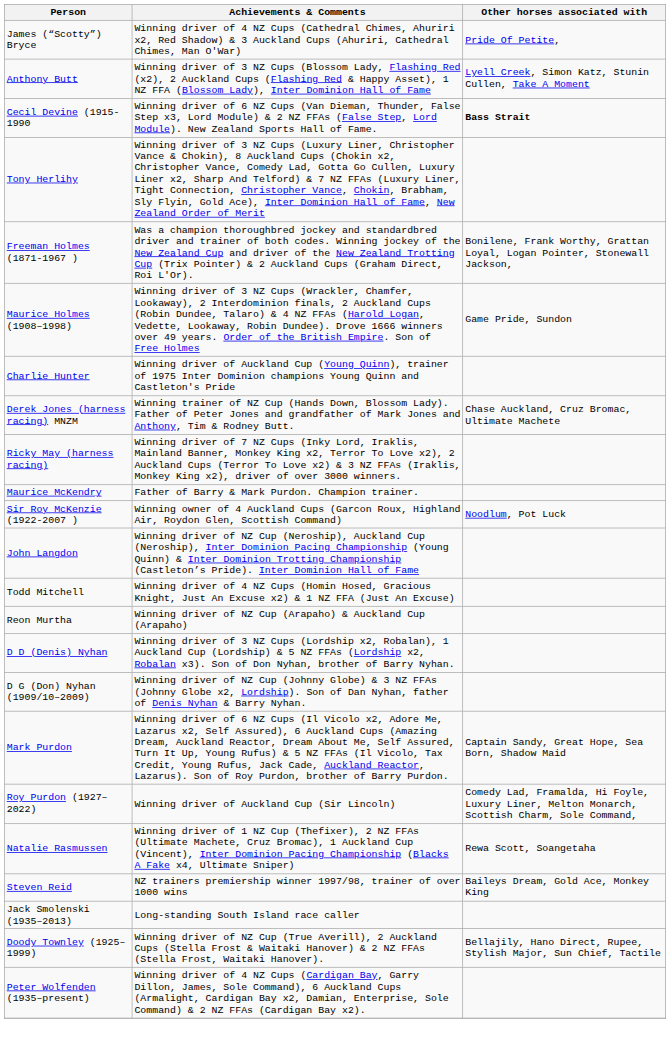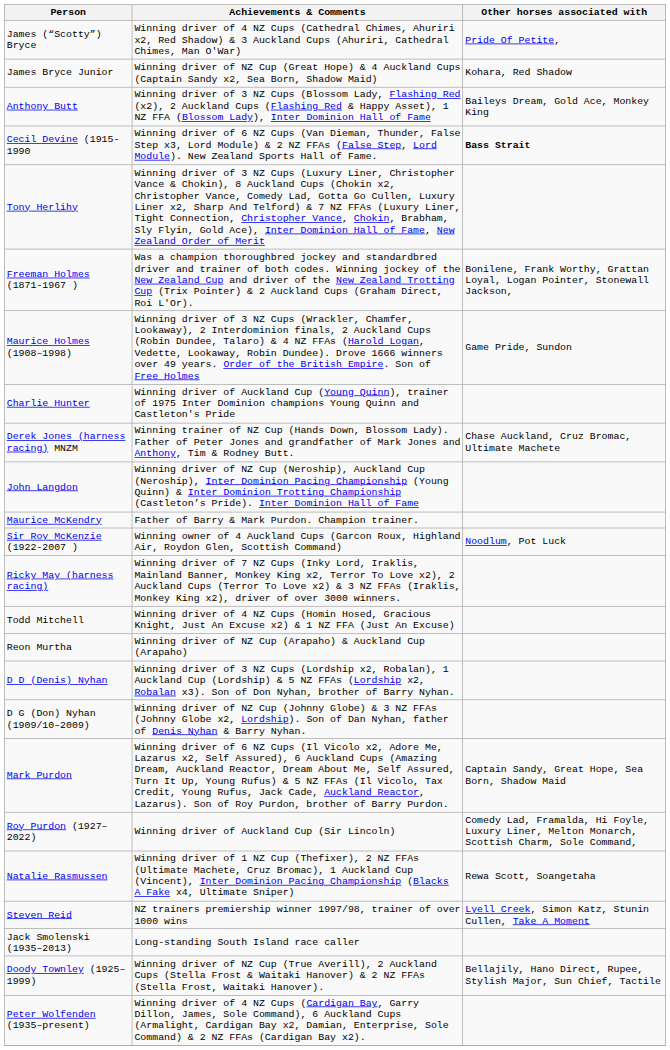+ row: (60, 73)
(557, 79) Lyell Creek, Simon Katz, Stunin Cullen, Take A Moment -> (557, 106) Baileys Dream, Gold Ace, Monkey King
rows swapped: (42, 553) <-> (60, 459)
(557, 887) Baileys Dream, Gold Ace, Monkey King -> (557, 915) Lyell Creek, Simon Katz, Stunin Cullen, Take A Moment
